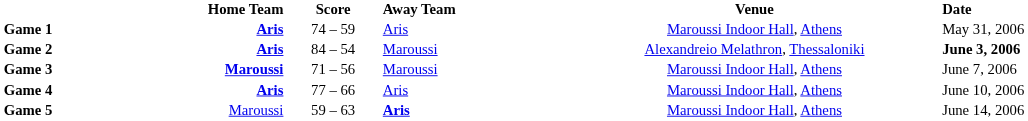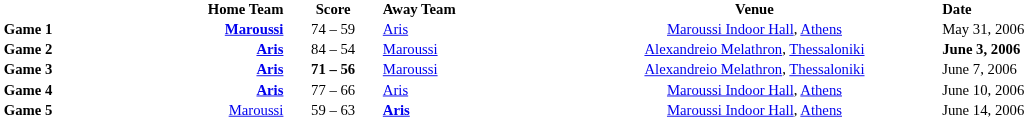(270, 29) Aris -> (254, 29) Maroussi
(254, 69) Maroussi -> (270, 69) Aris
(333, 69) normal -> (333, 69) bold
(754, 69) Maroussi Indoor Hall, Athens -> (754, 69) Alexandreio Melathron, Thessaloniki
